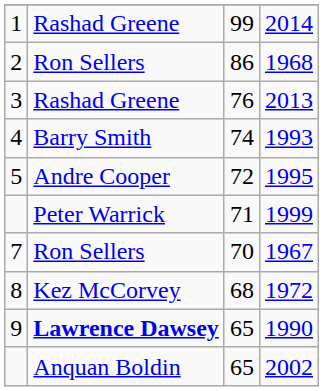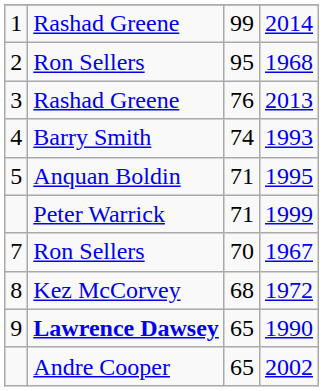(242, 61) 86 -> (242, 61) 95
(102, 175) Andre Cooper -> (107, 175) Anquan Boldin
(242, 175) 72 -> (242, 175) 71
(107, 366) Anquan Boldin -> (102, 366) Andre Cooper
